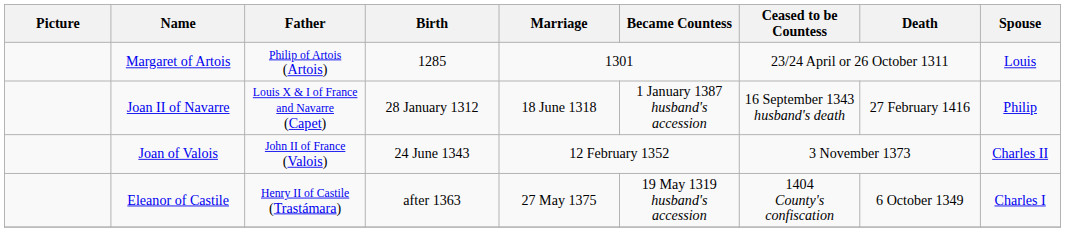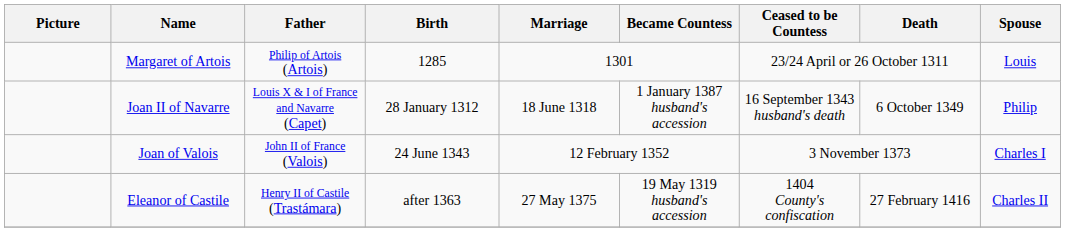(920, 107) 27 February 1416 -> (920, 107) 6 October 1349
(1020, 153) Charles II -> (1020, 153) Charles I
(920, 200) 6 October 1349 -> (920, 200) 27 February 1416
(1020, 200) Charles I -> (1020, 200) Charles II
